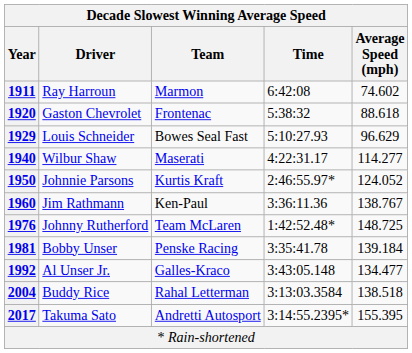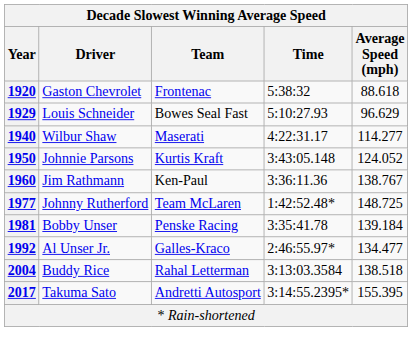- row: (79, 92)
(301, 181) 2:46:55.97* -> (301, 158) 3:43:05.148
(22, 225) 1976 -> (22, 203) 1977
(301, 270) 3:43:05.148 -> (301, 248) 2:46:55.97*
